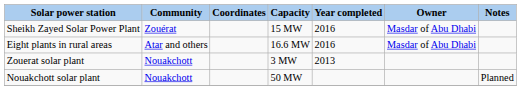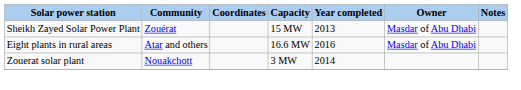(325, 28) 2016 -> (325, 28) 2013
(325, 61) 2013 -> (325, 61) 2014
- row: (53, 77)
